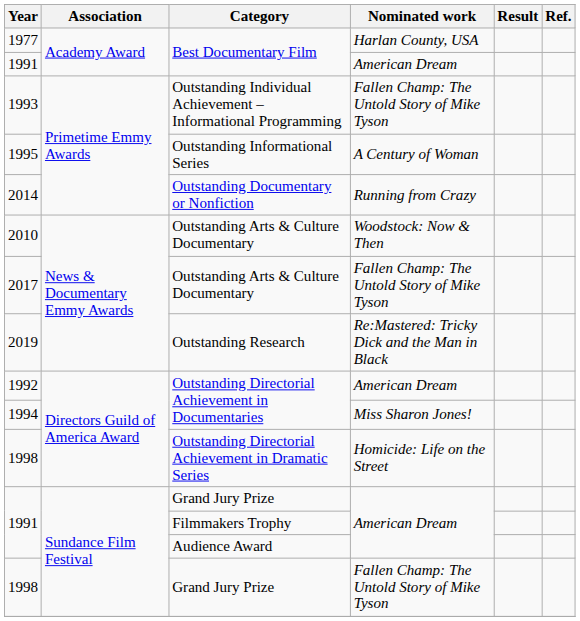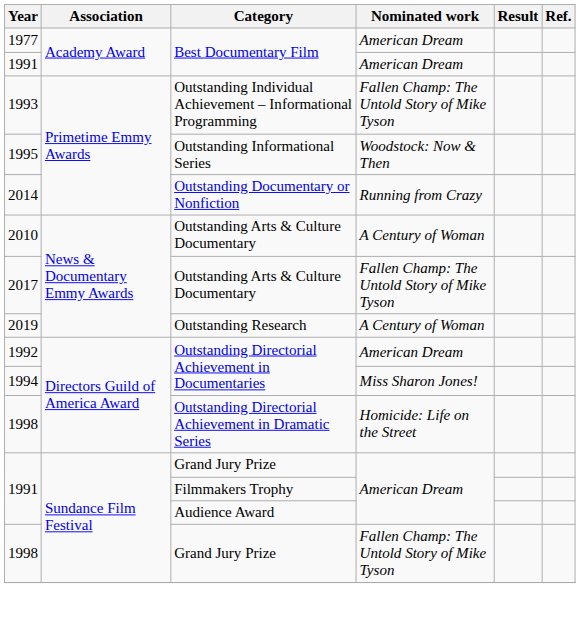(416, 40) Harlan County, USA -> (411, 40) American Dream
(416, 154) A Century of Woman -> (418, 154) Woodstock: Now & Then
(412, 235) Woodstock: Now & Then -> (422, 235) A Century of Woman
(415, 342) Re:Mastered: Tricky Dick and the Man in Black -> (422, 325) A Century of Woman
